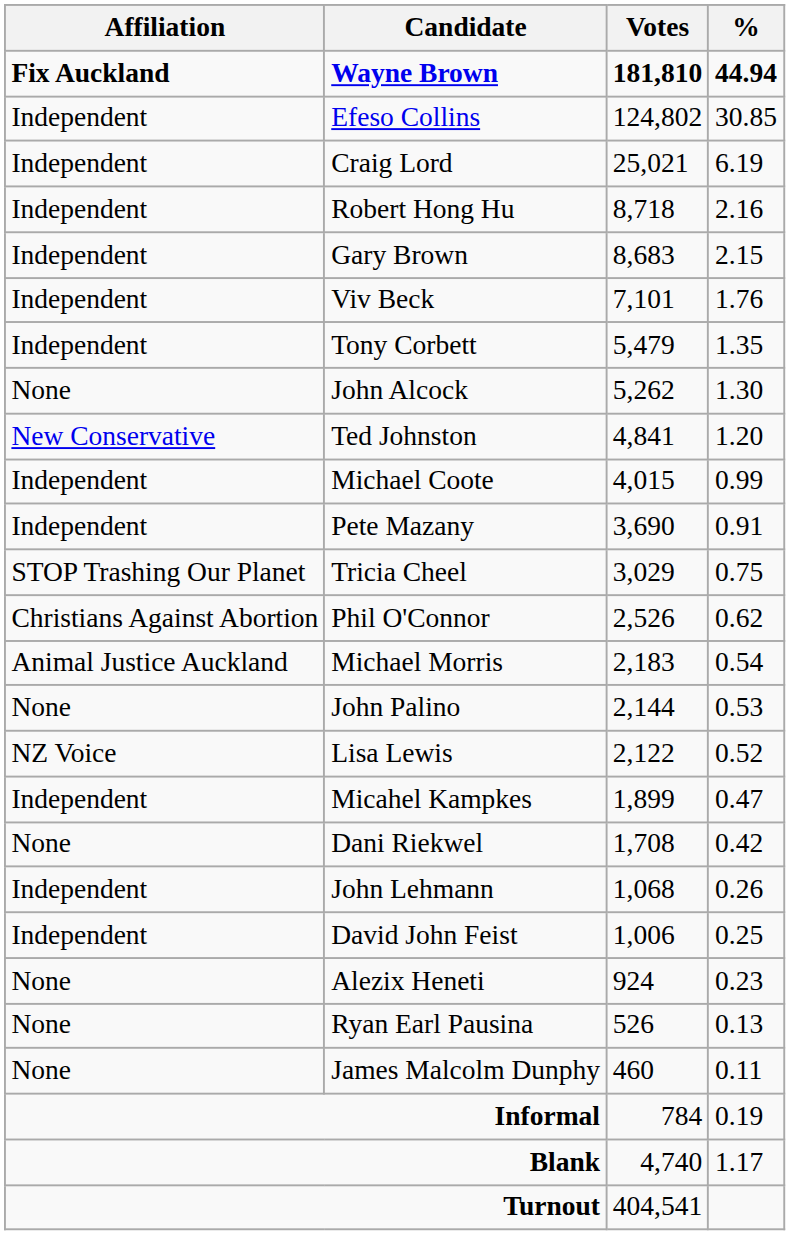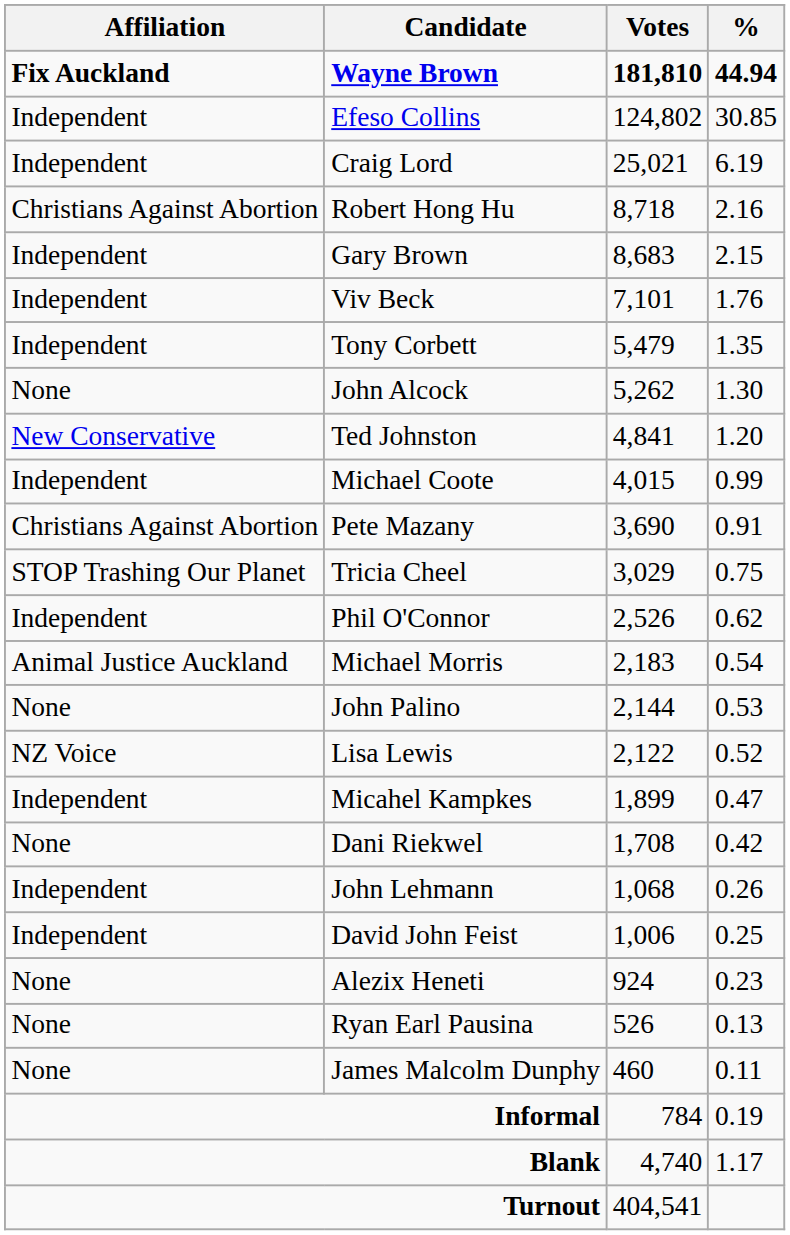(79, 209) Independent -> (165, 209) Christians Against Abortion
(79, 526) Independent -> (165, 526) Christians Against Abortion
(165, 617) Christians Against Abortion -> (79, 617) Independent
